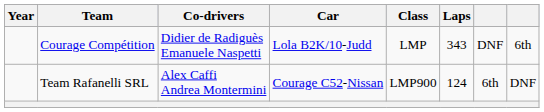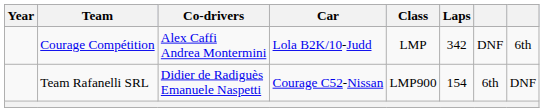(212, 45) Didier de Radiguès Emanuele Naspetti -> (214, 45) Alex Caffi Andrea Montermini
(457, 45) 343 -> (457, 45) 342
(214, 82) Alex Caffi Andrea Montermini -> (212, 82) Didier de Radiguès Emanuele Naspetti
(457, 82) 124 -> (457, 82) 154
